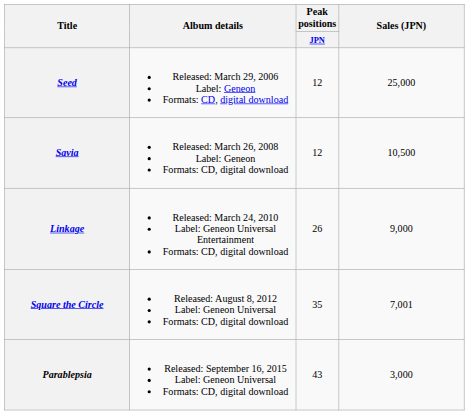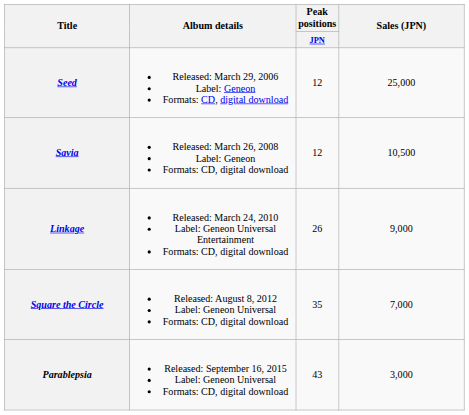(401, 304) 7,001 -> (401, 304) 7,000
